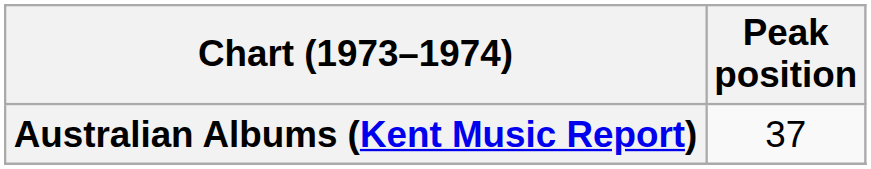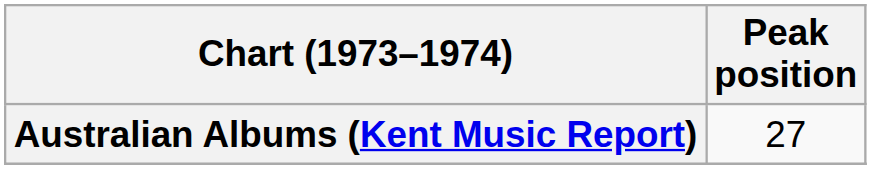(786, 133) 37 -> (786, 133) 27
